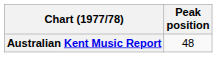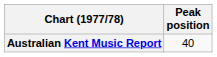(188, 43) 48 -> (188, 43) 40
